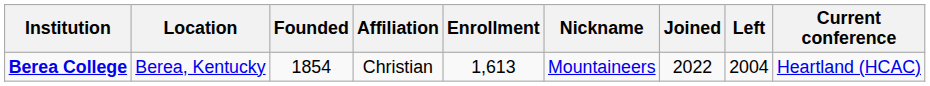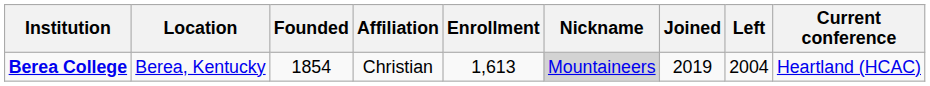(602, 66) no background -> (602, 66) lightgrey background
(692, 66) 2022 -> (692, 66) 2019
